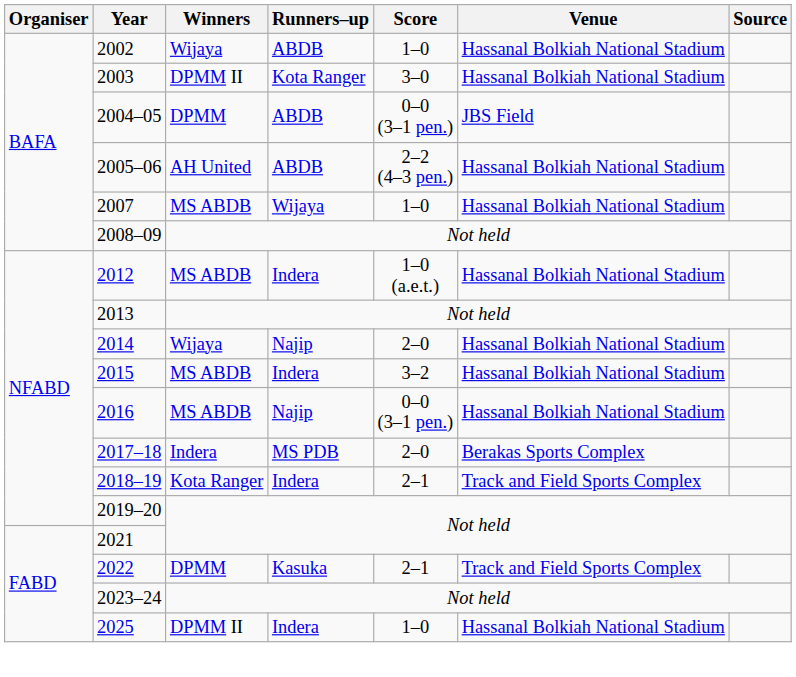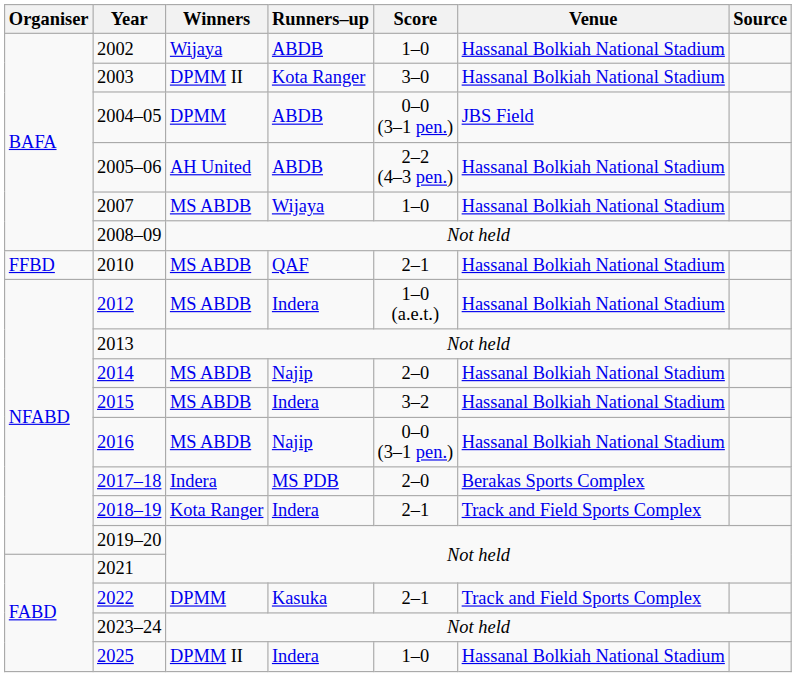+ row: (115, 264)
(196, 343) Wijaya -> (211, 373) MS ABDB
